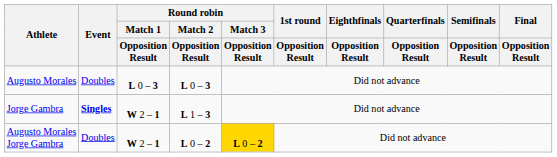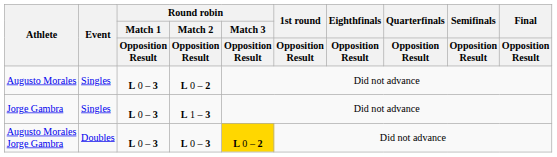(98, 80) Doubles -> (96, 80) Singles
(196, 86) L 0 – 3 -> (196, 86) L 0 – 2
(96, 109) bold -> (96, 109) normal
(143, 115) W 2 – 1 -> (143, 115) L 0 – 3
(143, 143) W 2 – 1 -> (143, 143) L 0 – 3
(196, 143) L 0 – 2 -> (196, 143) L 0 – 3
